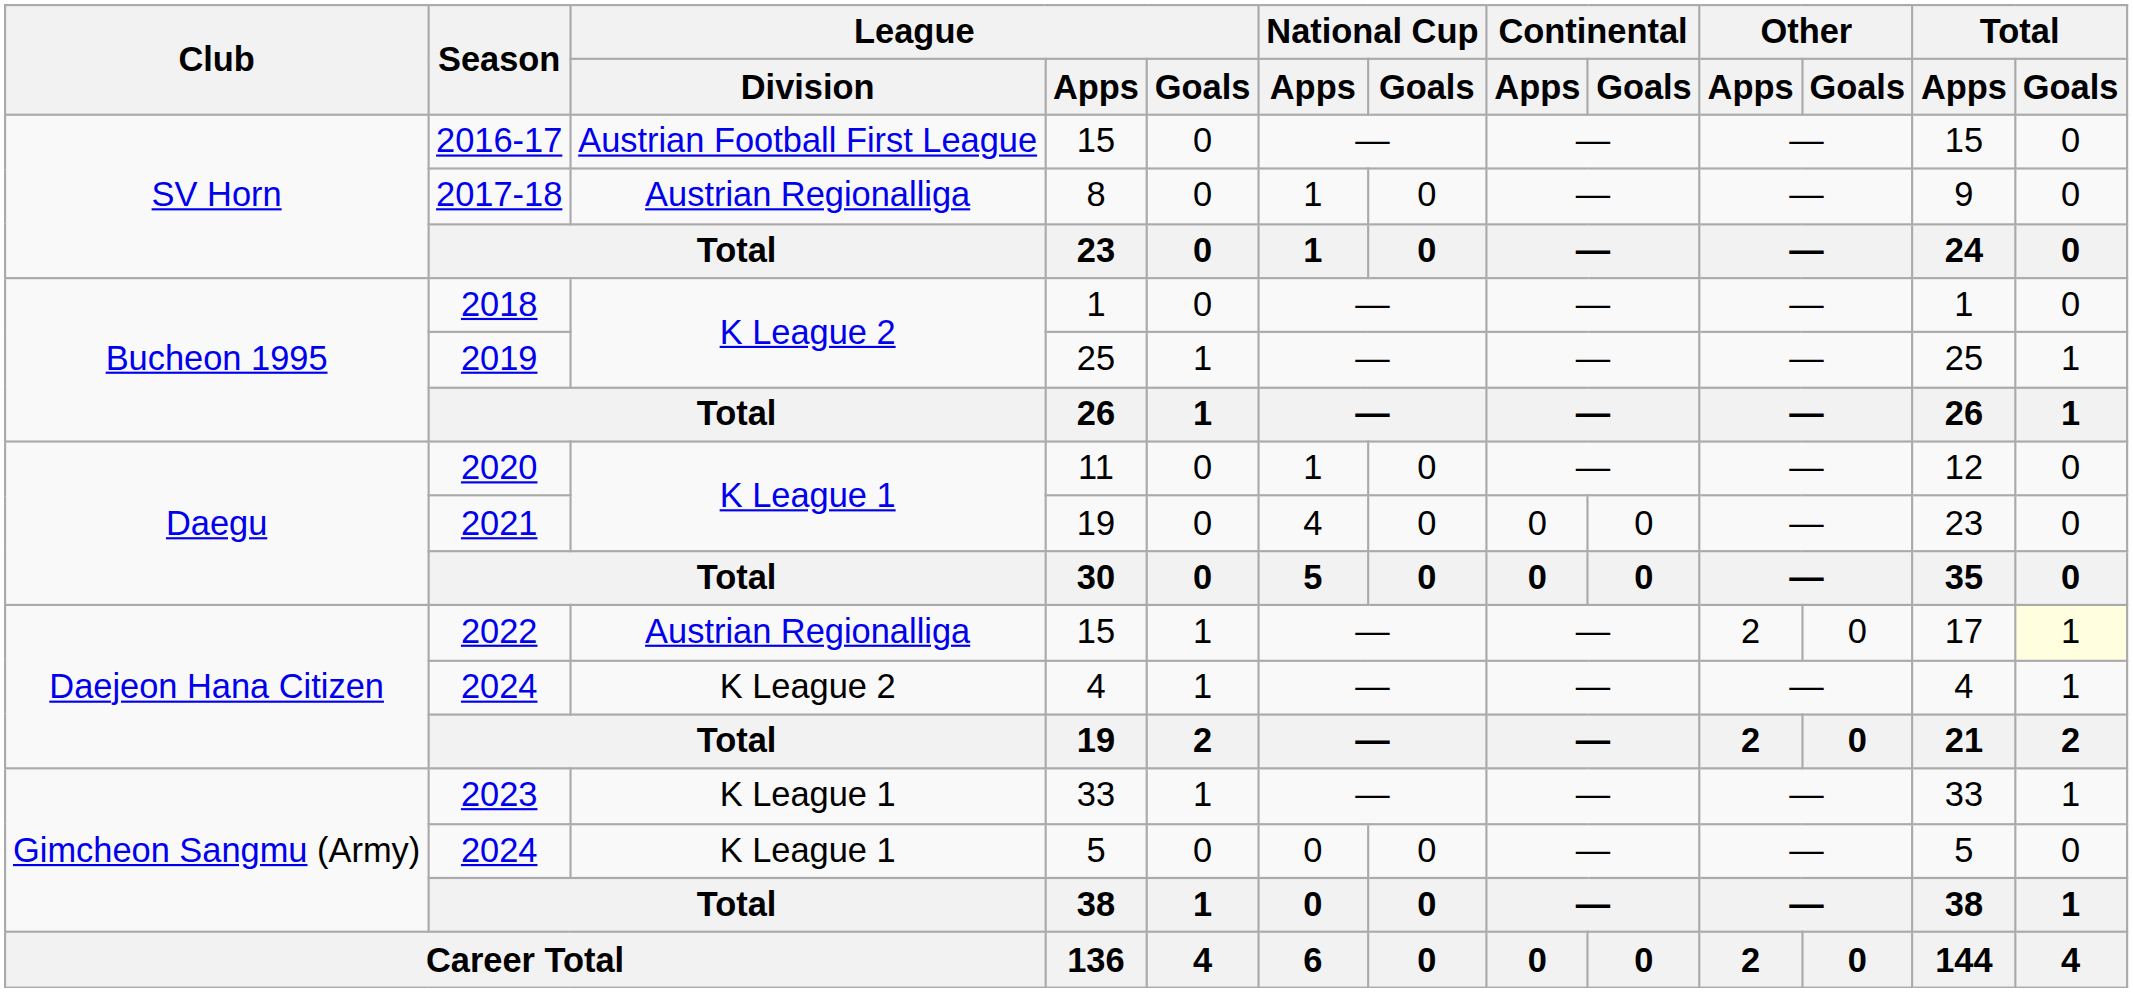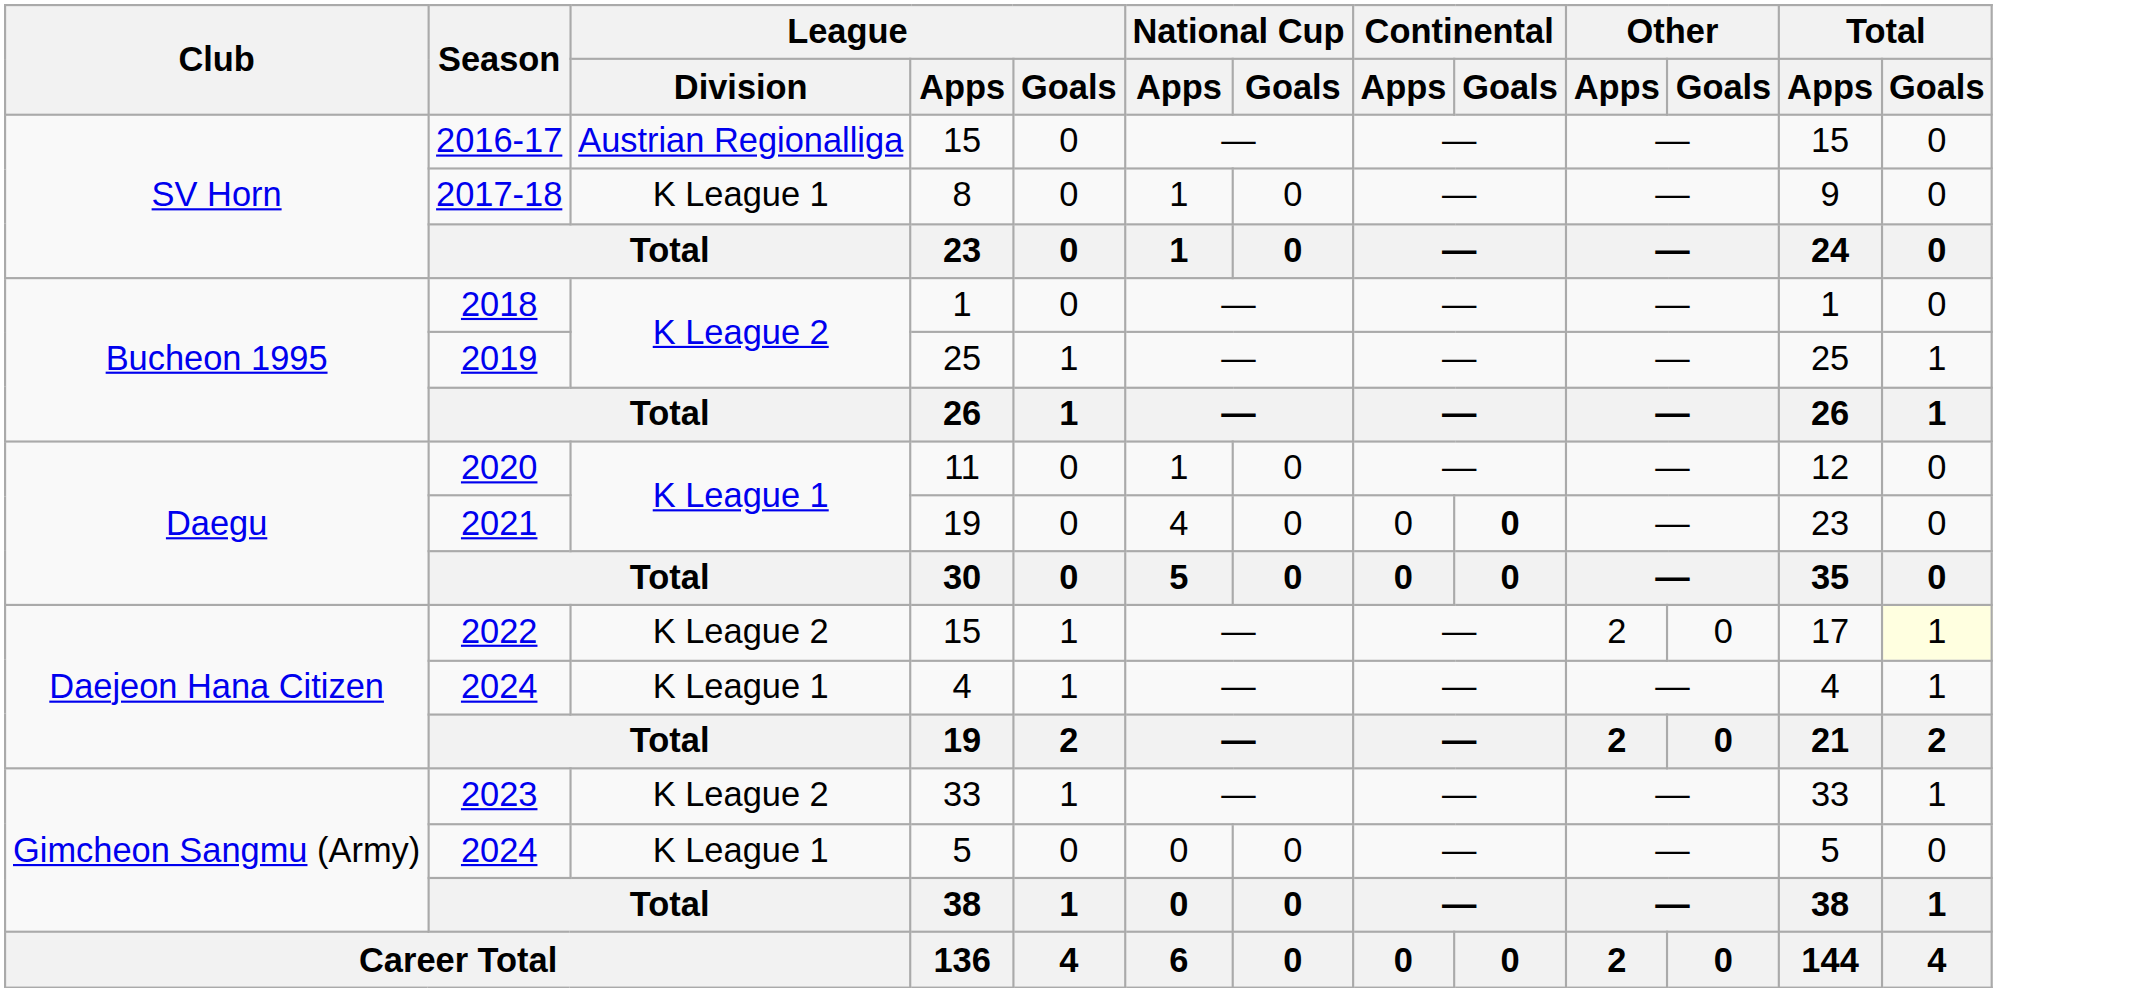(808, 140) Austrian Football First League -> (741, 140) Austrian Regionalliga
(808, 195) Austrian Regionalliga -> (741, 195) K League 1
(1644, 522) normal -> (1510, 522) bold
(808, 631) Austrian Regionalliga -> (741, 631) K League 2
(808, 686) K League 2 -> (741, 686) K League 1
(808, 795) K League 1 -> (741, 795) K League 2
